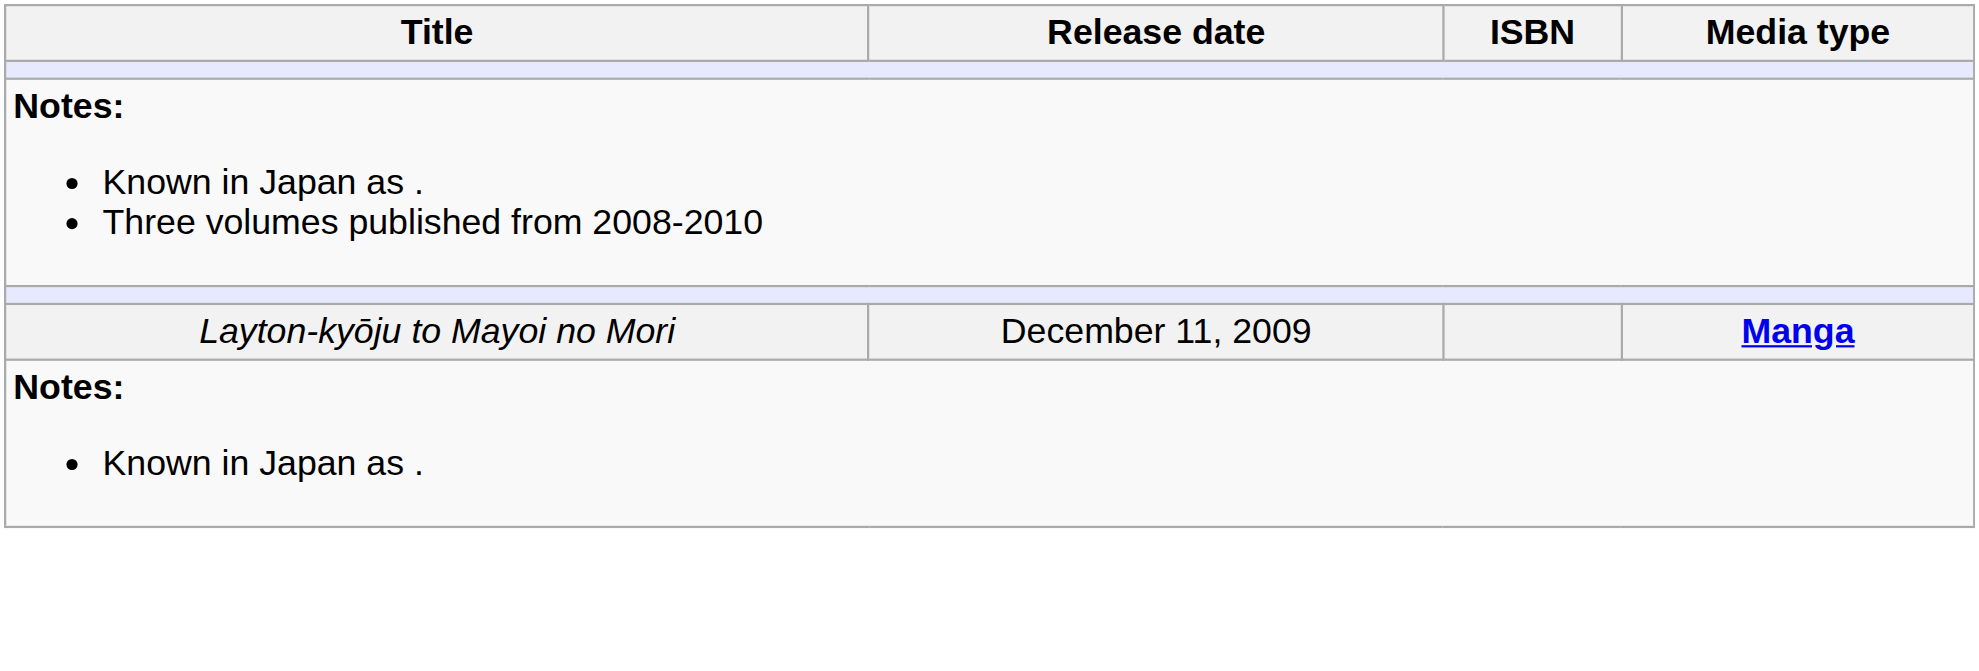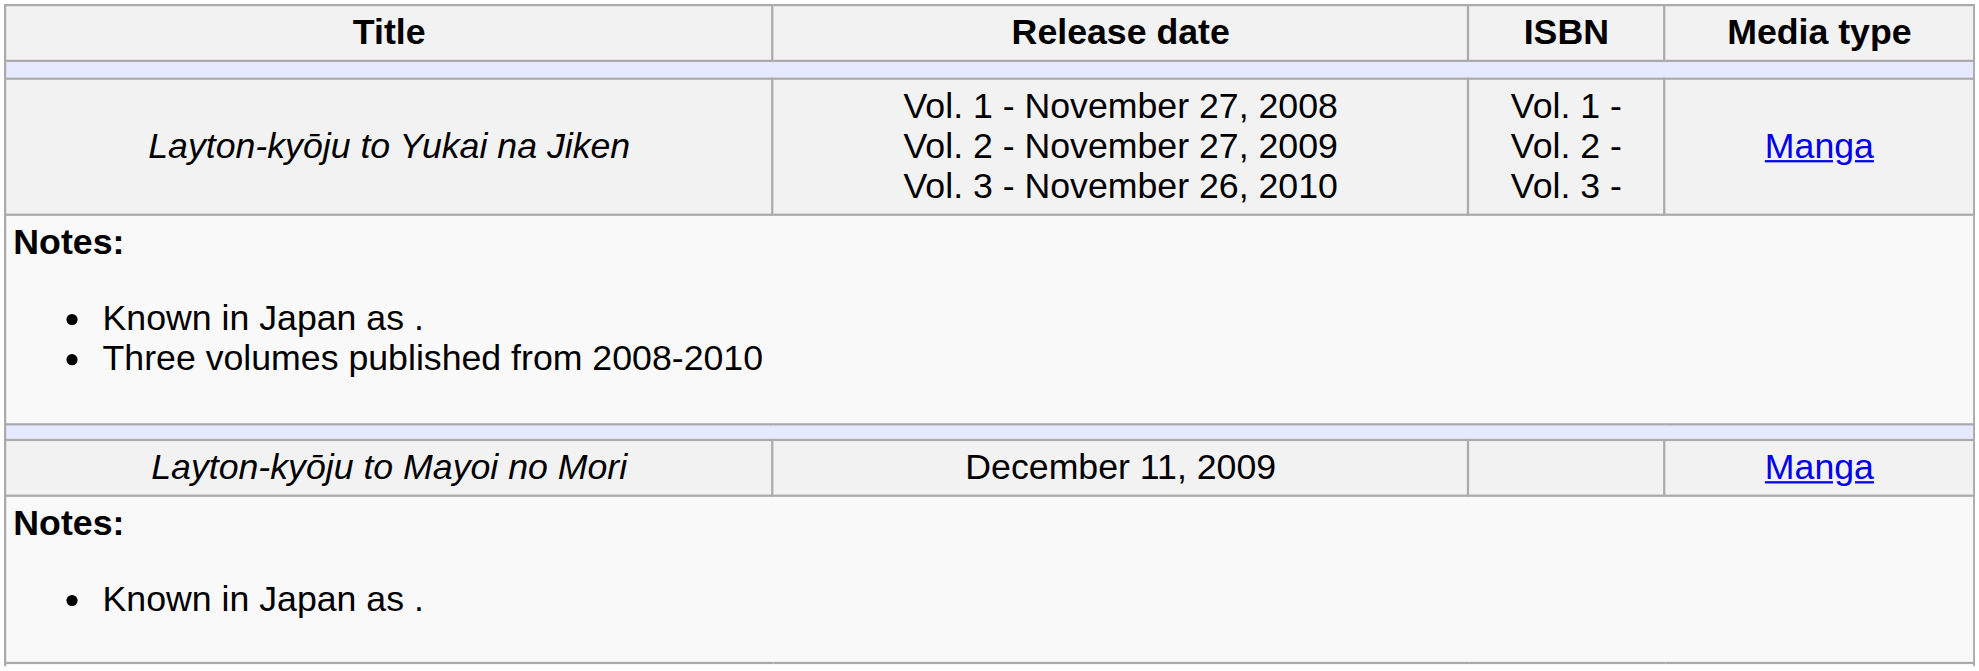+ row: (389, 145)
(1798, 330) bold -> (1819, 467) normal
